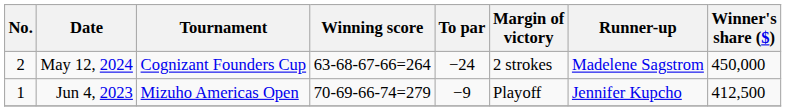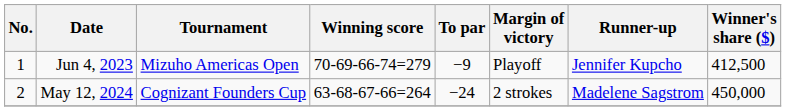rows swapped: (94, 92) <-> (87, 65)
